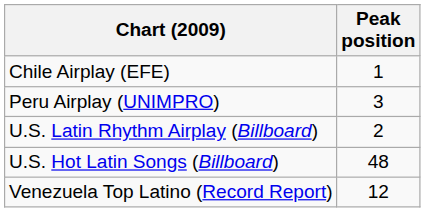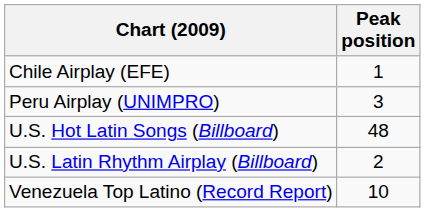rows swapped: (163, 131) <-> (144, 161)
(378, 191) 12 -> (378, 191) 10
